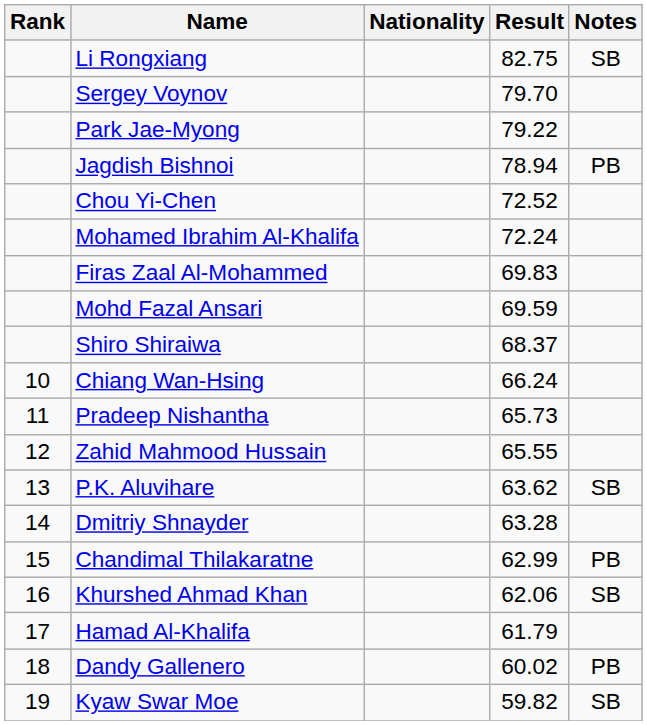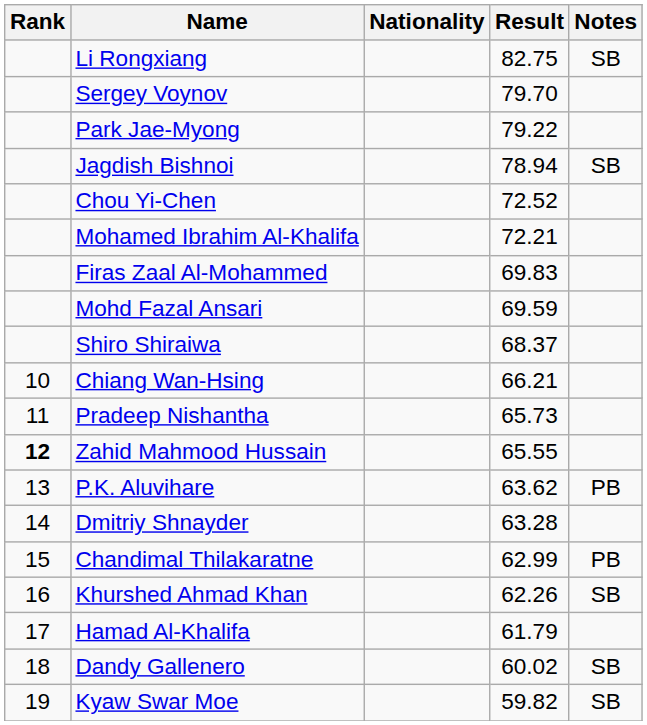(606, 165) PB -> (606, 165) SB
(529, 237) 72.24 -> (529, 237) 72.21
(529, 380) 66.24 -> (529, 380) 66.21
(37, 451) normal -> (37, 451) bold
(606, 487) SB -> (606, 487) PB
(529, 594) 62.06 -> (529, 594) 62.26
(606, 666) PB -> (606, 666) SB
